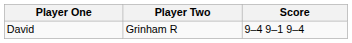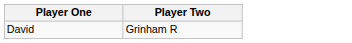- column: (295, 13)
